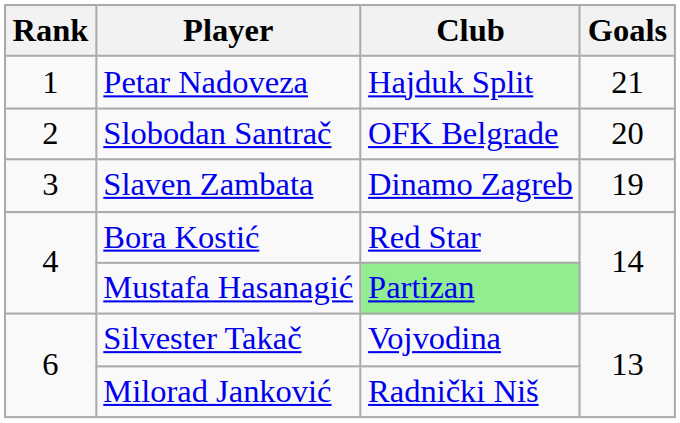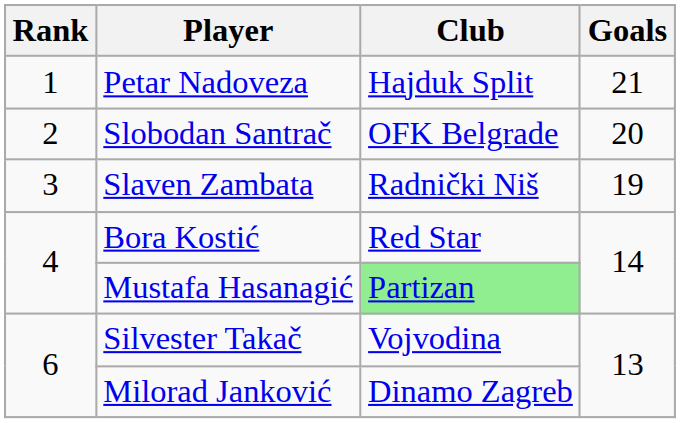(470, 184) Dinamo Zagreb -> (453, 184) Radnički Niš
(453, 390) Radnički Niš -> (470, 390) Dinamo Zagreb
